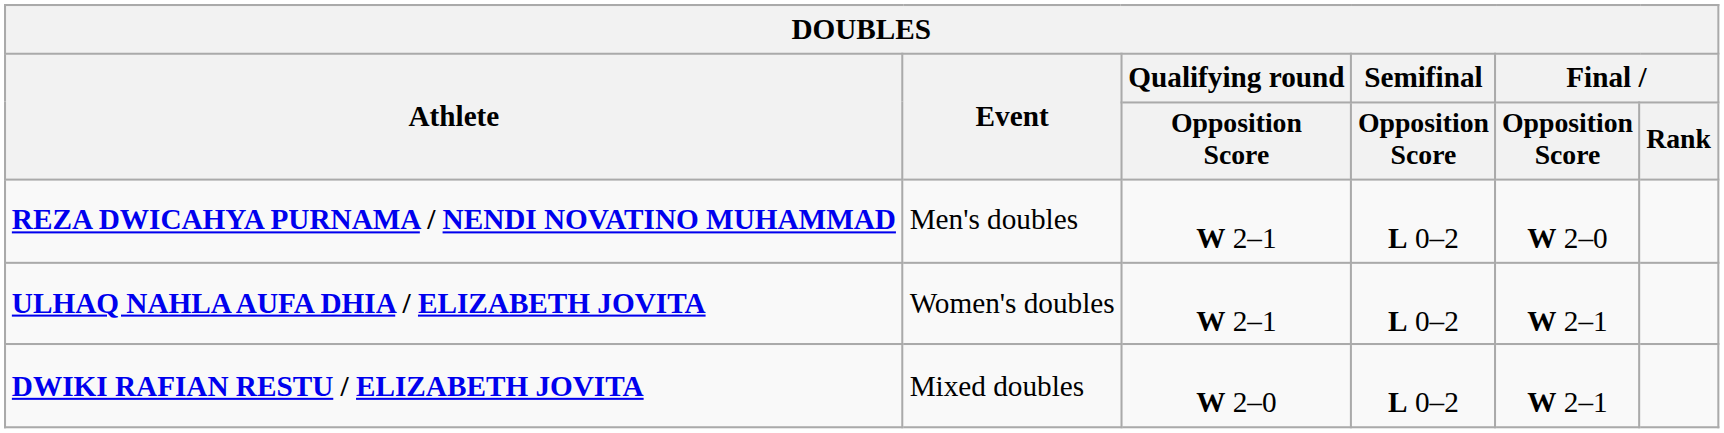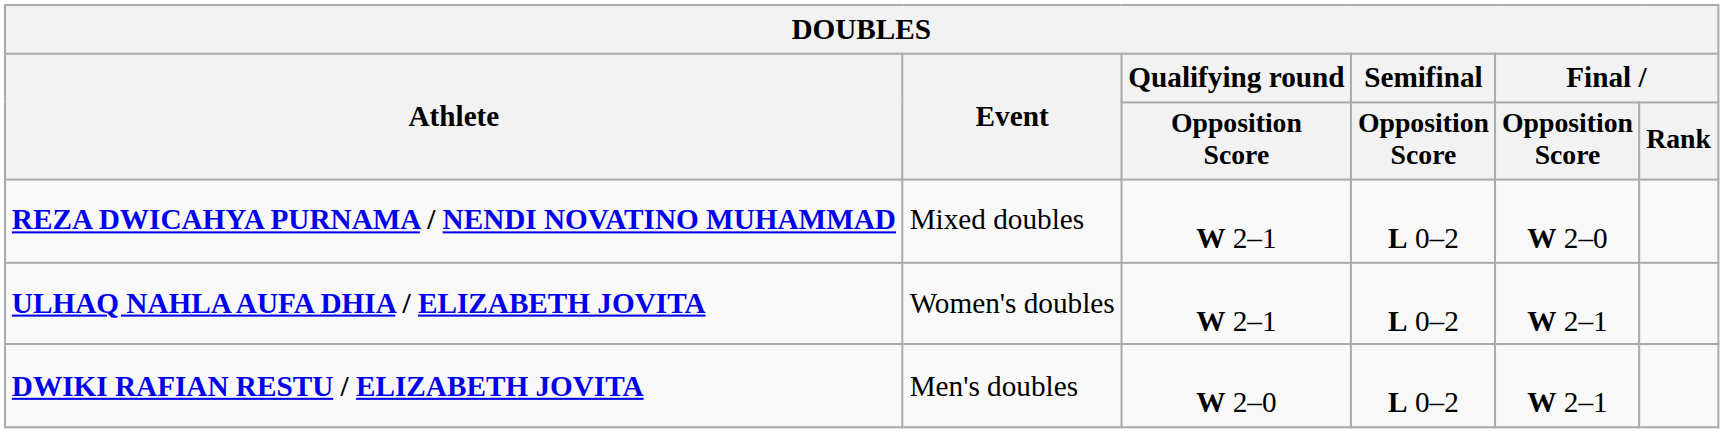(994, 220) Men's doubles -> (997, 220) Mixed doubles
(997, 386) Mixed doubles -> (994, 386) Men's doubles
